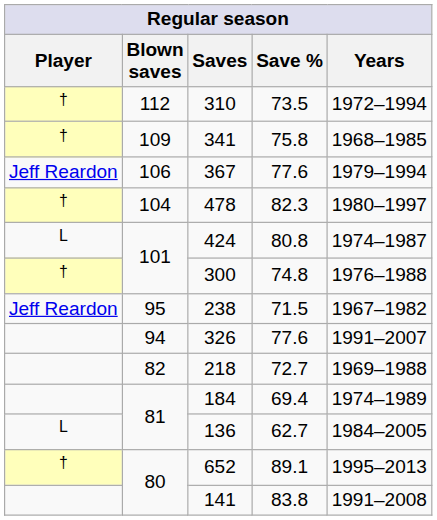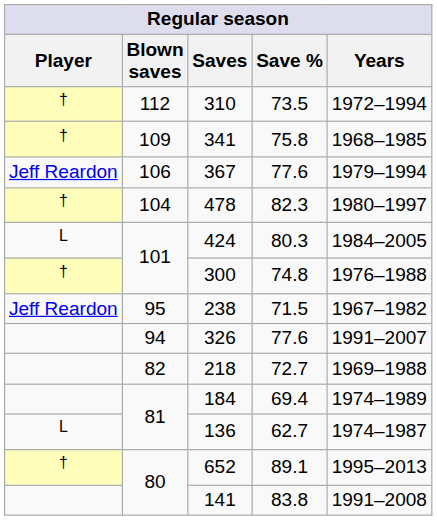(290, 240) 80.8 -> (290, 240) 80.3
(379, 240) 1974–1987 -> (379, 240) 1984–2005
(379, 431) 1984–2005 -> (379, 431) 1974–1987
